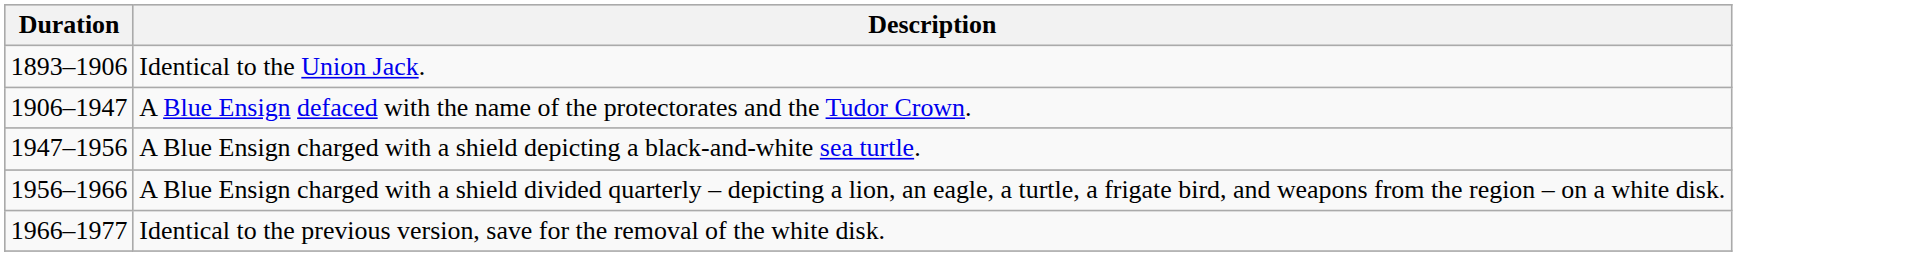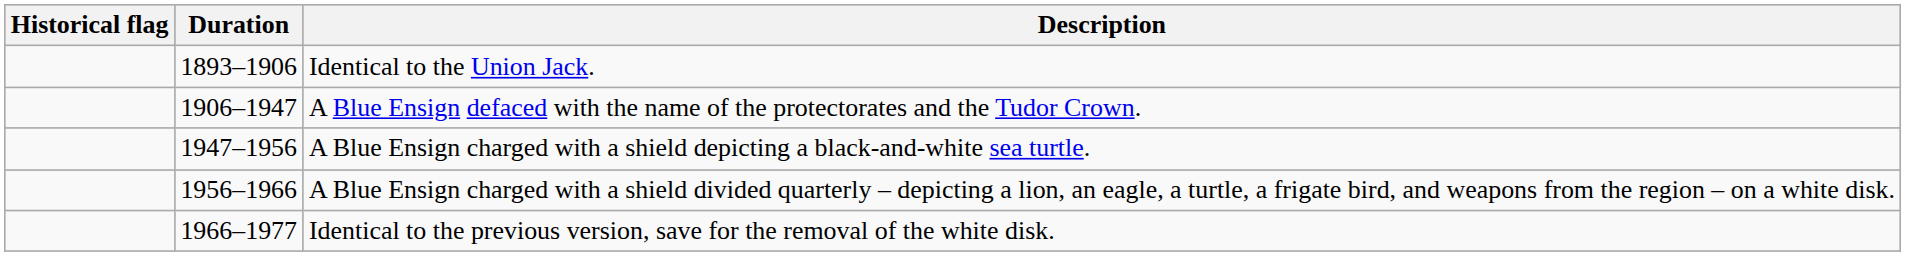+ column: (90, 25)
